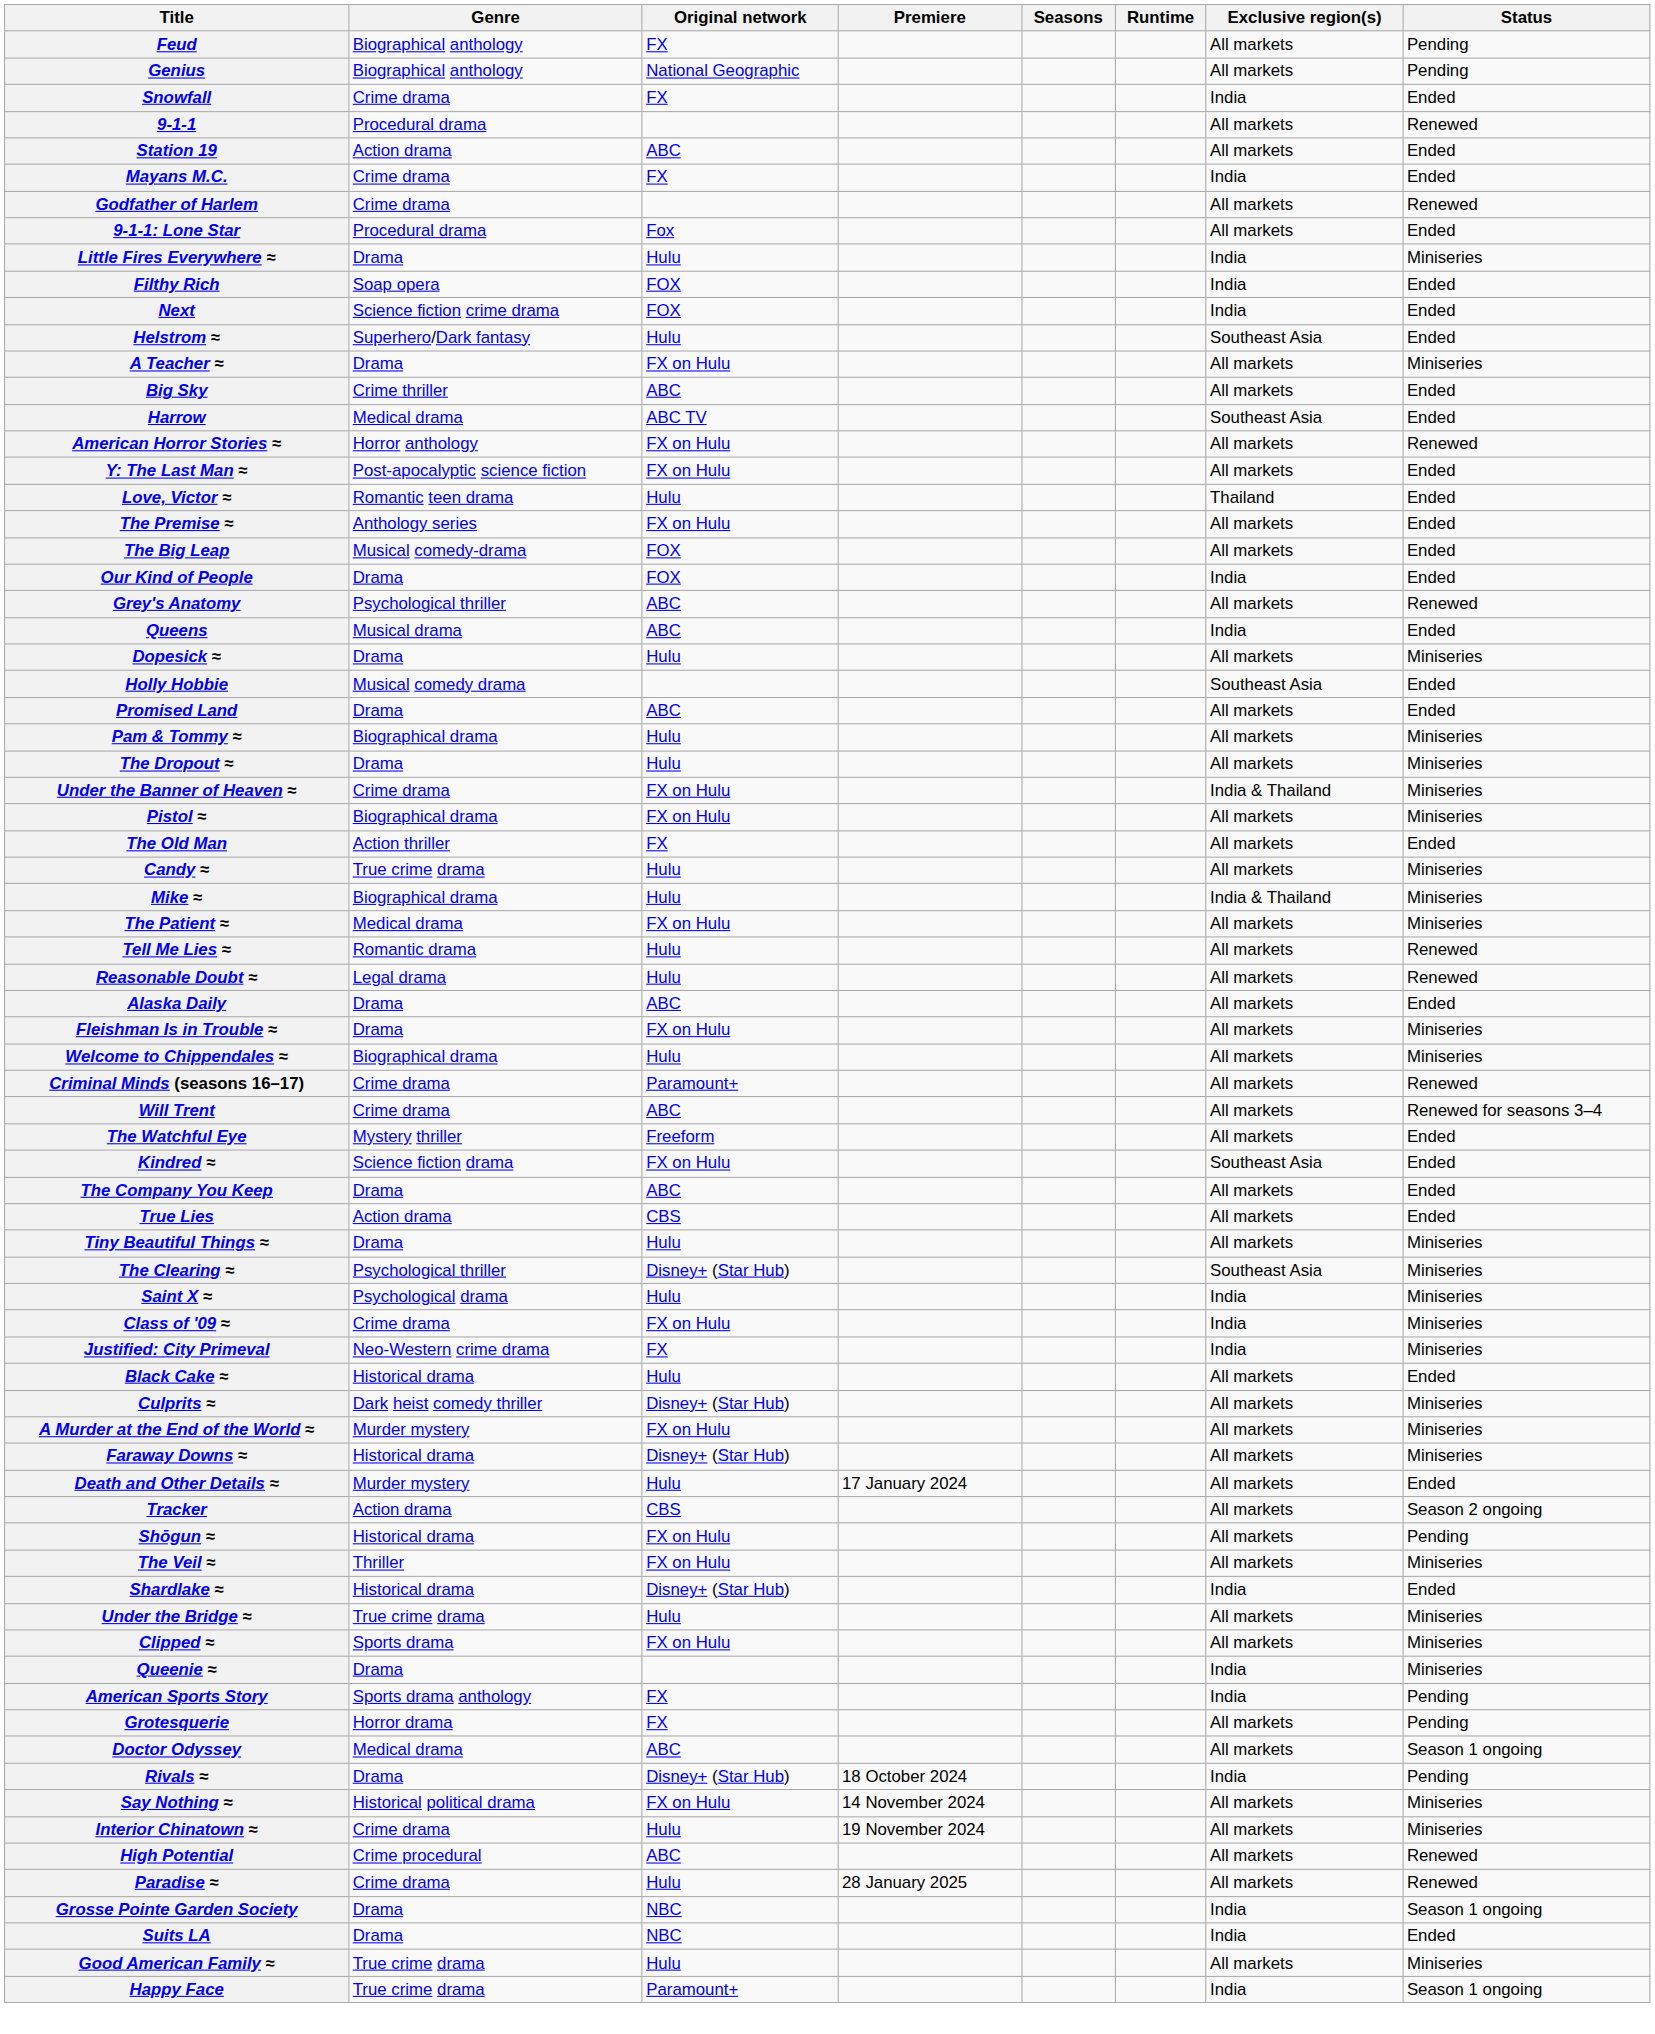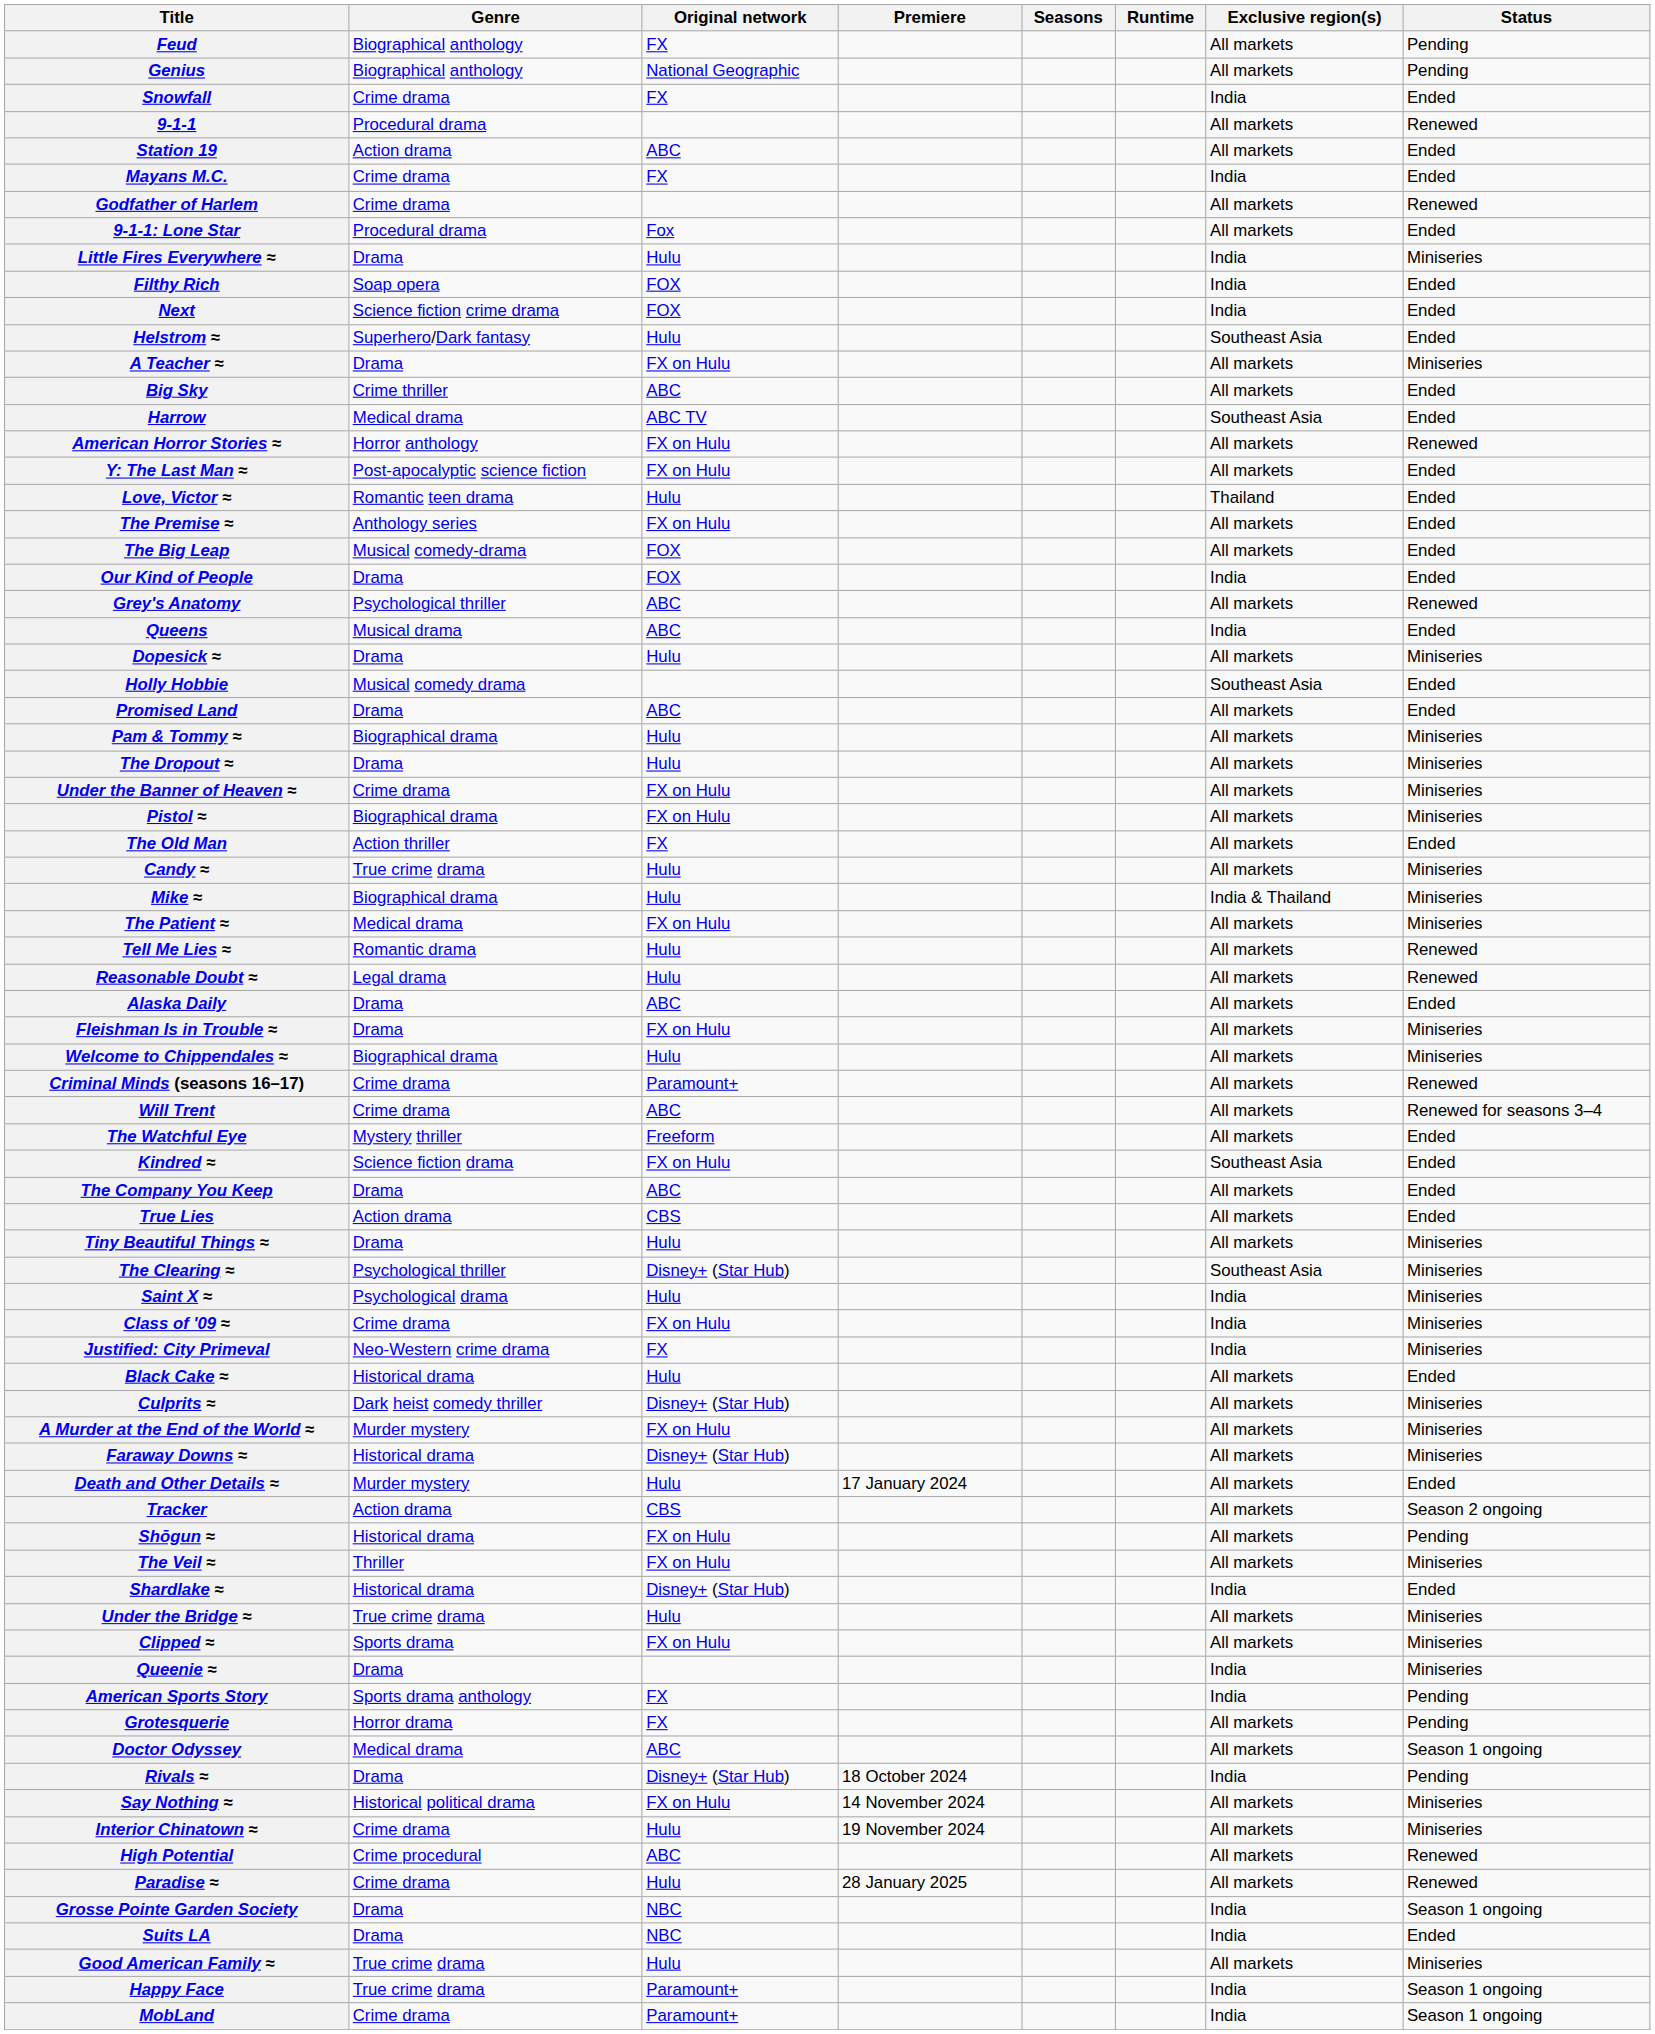(1271, 790) India & Thailand -> (1252, 790) All markets
+ row: (177, 2016)
